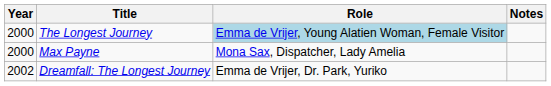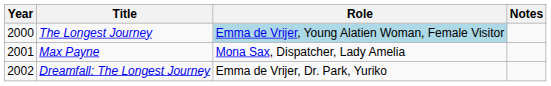(20, 52) 2000 -> (20, 52) 2001
